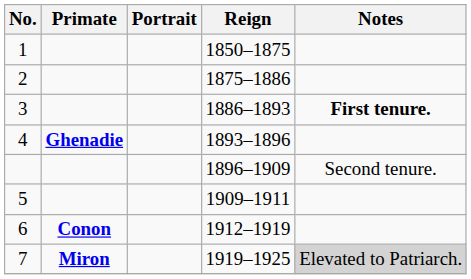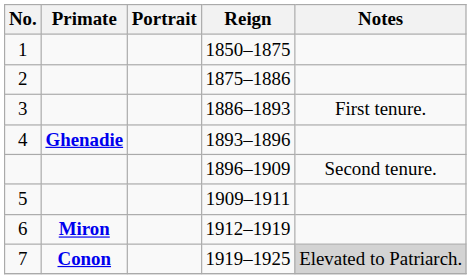(381, 109) bold -> (381, 109) normal
(84, 229) Conon -> (84, 229) Miron
(84, 259) Miron -> (84, 259) Conon
